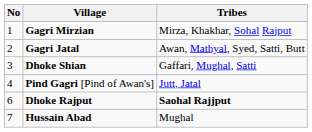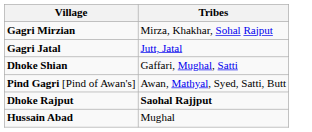- column: (14, 13)
(232, 48) Awan, Mathyal, Syed, Satti, Butt -> (161, 48) Jutt, Jatal
(180, 83) Jutt, Jatal -> (213, 83) Awan, Mathyal, Syed, Satti, Butt
